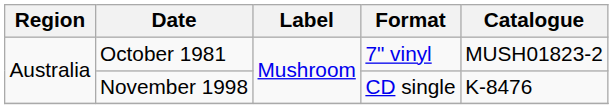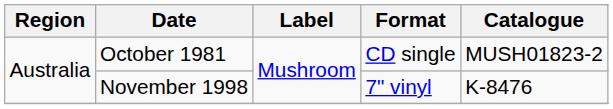(399, 53) 7" vinyl -> (410, 53) CD single
(410, 86) CD single -> (399, 86) 7" vinyl
